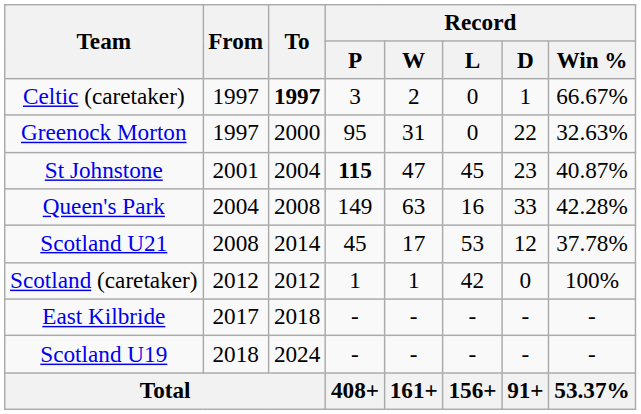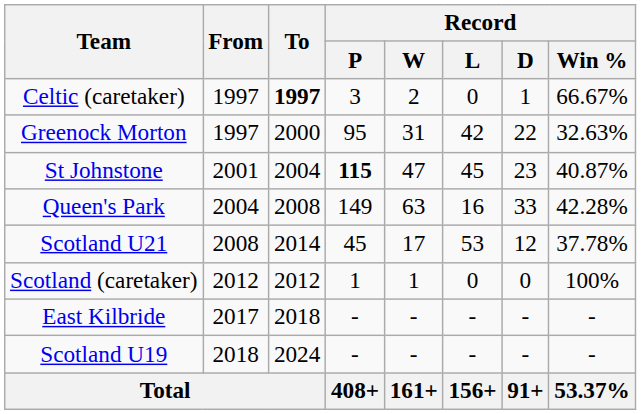(472, 133) 0 -> (472, 133) 42
(472, 280) 42 -> (472, 280) 0
